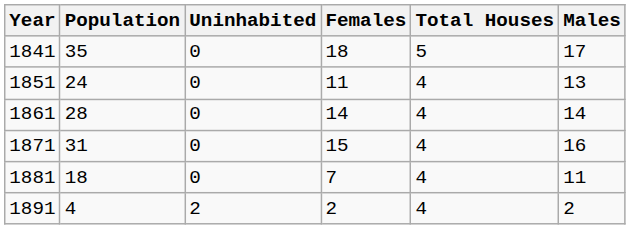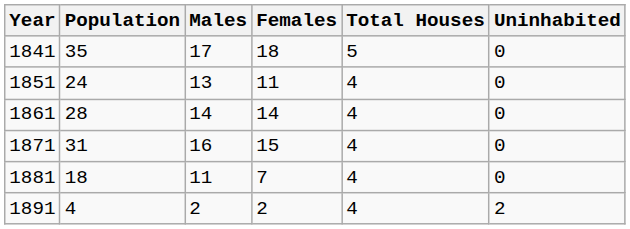columns swapped: (592, 20) <-> (253, 20)
